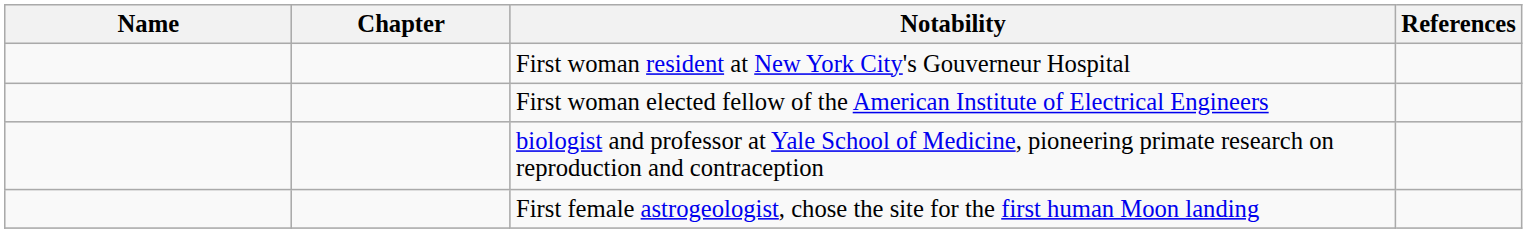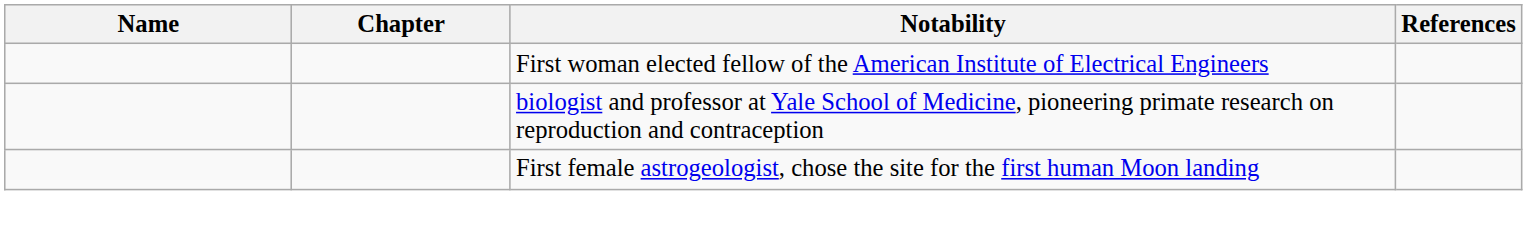- row: (823, 63)
